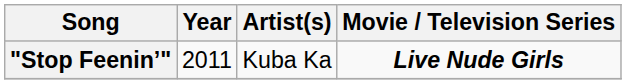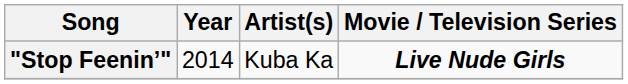(207, 59) 2011 -> (208, 59) 2014
